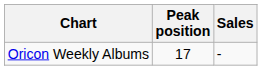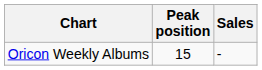(183, 53) 17 -> (183, 53) 15
